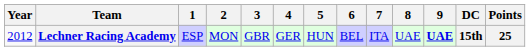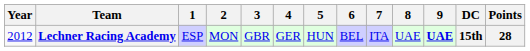(505, 35) 25 -> (505, 35) 28
